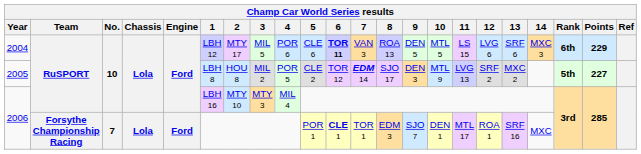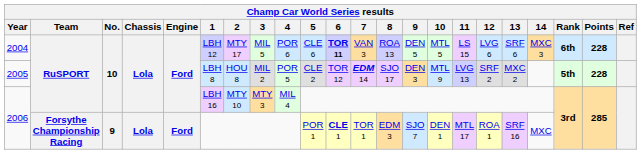(599, 47) 229 -> (599, 47) 228
(599, 73) 227 -> (599, 73) 228
(112, 130) 7 -> (112, 130) 9
